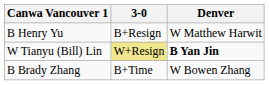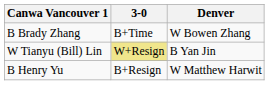rows swapped: (35, 32) <-> (44, 70)
(194, 51) bold -> (193, 51) normal
